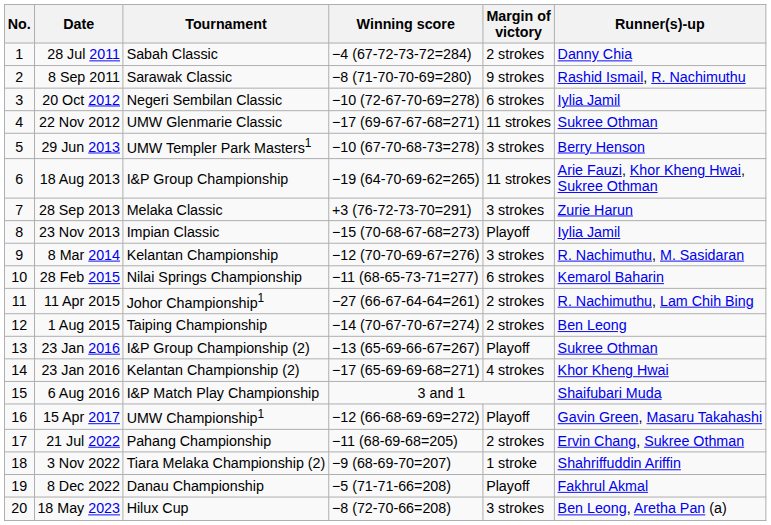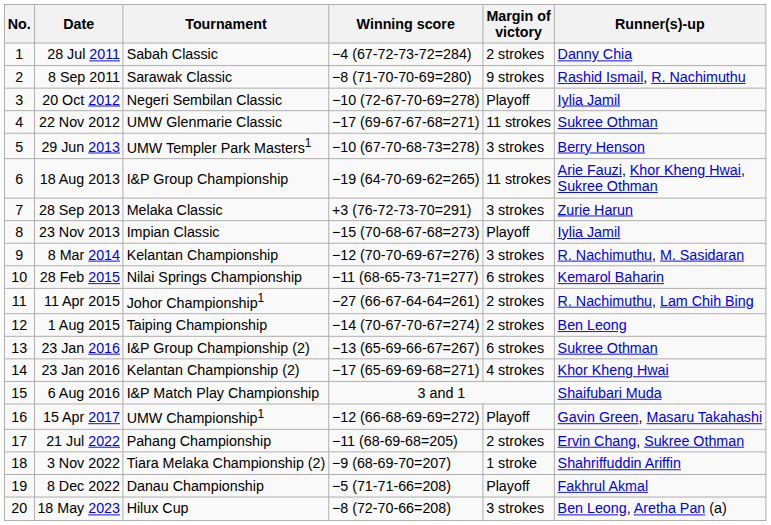(515, 100) 6 strokes -> (508, 100) Playoff
(508, 348) Playoff -> (515, 348) 6 strokes
